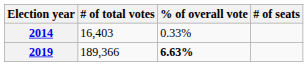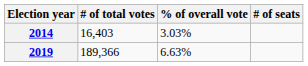(176, 33) 0.33% -> (176, 33) 3.03%
(177, 52) bold -> (176, 52) normal
